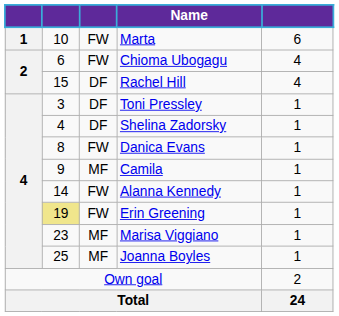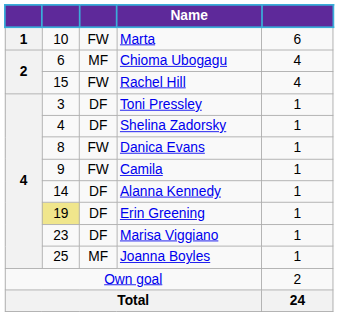(98, 60) FW -> (98, 60) MF
(98, 82) DF -> (98, 82) FW
(98, 169) MF -> (98, 169) FW
(98, 191) FW -> (98, 191) DF
(98, 213) FW -> (98, 213) DF
(98, 235) MF -> (98, 235) DF
